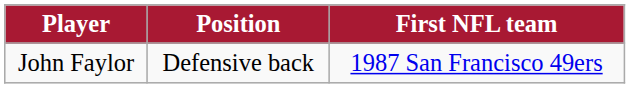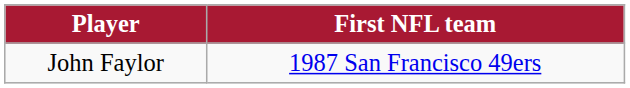- column: (238, 23)
